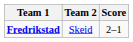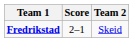columns swapped: (114, 12) <-> (81, 12)
